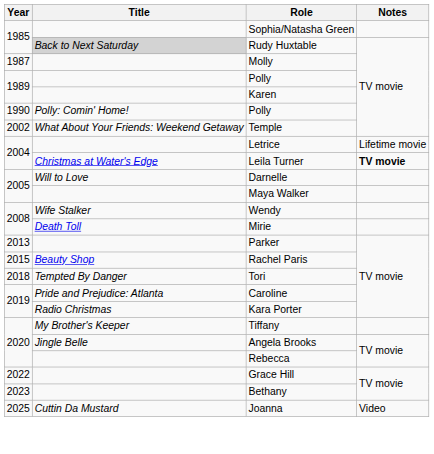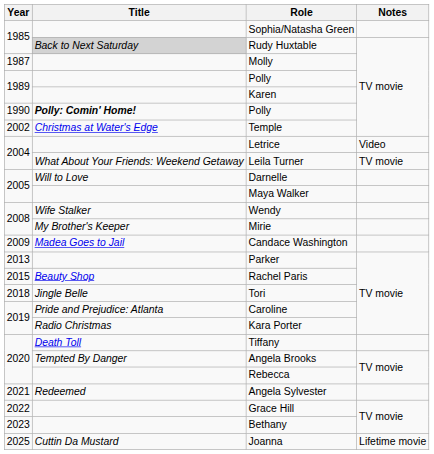(82, 111) normal -> (85, 111) bold
(139, 128) What About Your Friends: Weekend Getaway -> (96, 128) Christmas at Water's Edge
(393, 144) Lifetime movie -> (372, 144) Video
(96, 161) Christmas at Water's Edge -> (139, 161) What About Your Friends: Weekend Getaway
(382, 161) bold -> (381, 161) normal
(58, 227) Death Toll -> (82, 227) My Brother's Keeper
+ row: (18, 243)
(81, 276) Tempted By Danger -> (61, 293) Jingle Belle
(82, 326) My Brother's Keeper -> (58, 342) Death Toll
(61, 342) Jingle Belle -> (81, 359) Tempted By Danger
+ row: (18, 392)
(372, 408) Video -> (393, 441) Lifetime movie
